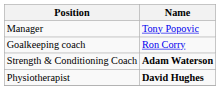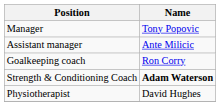+ row: (44, 45)
(173, 77) bold -> (171, 93) normal
